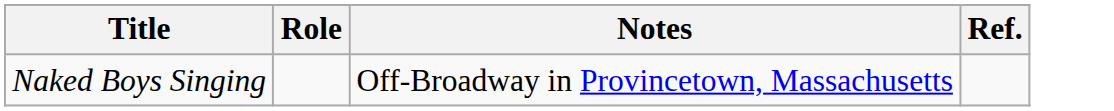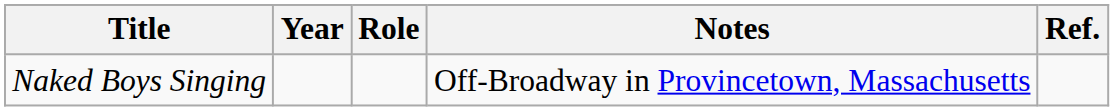+ column: (312, 29)
